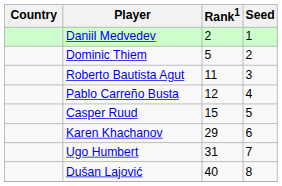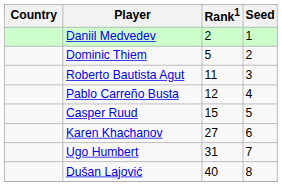(211, 133) 29 -> (211, 133) 27
